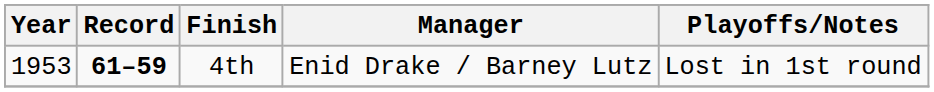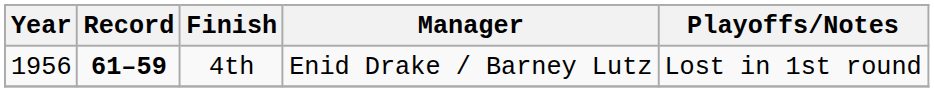(41, 67) 1953 -> (41, 67) 1956
